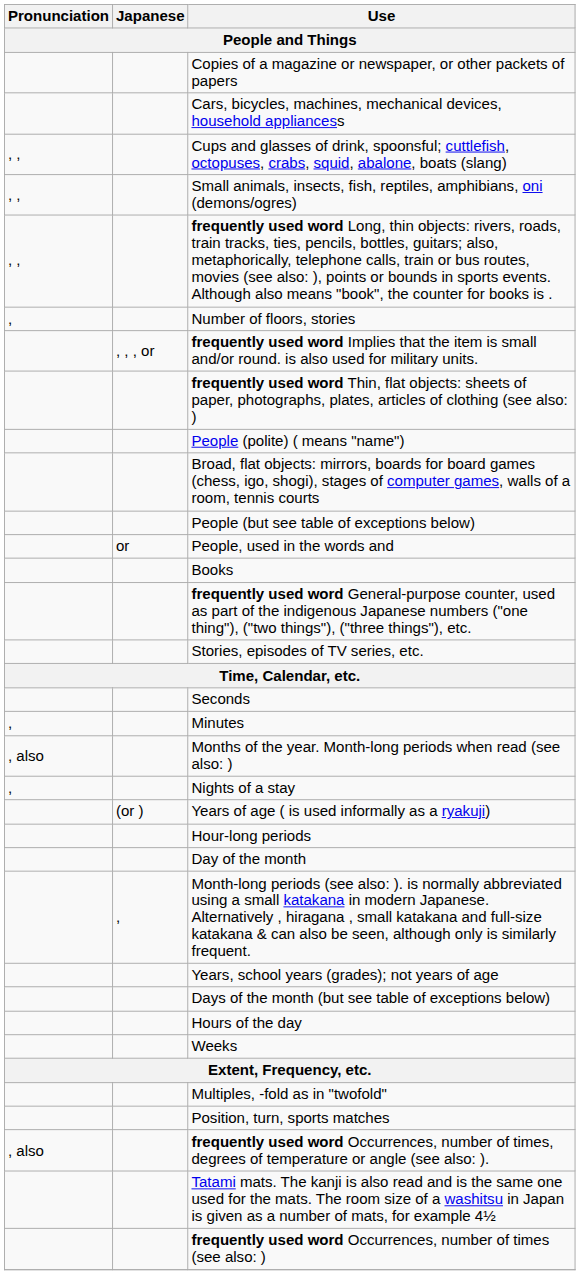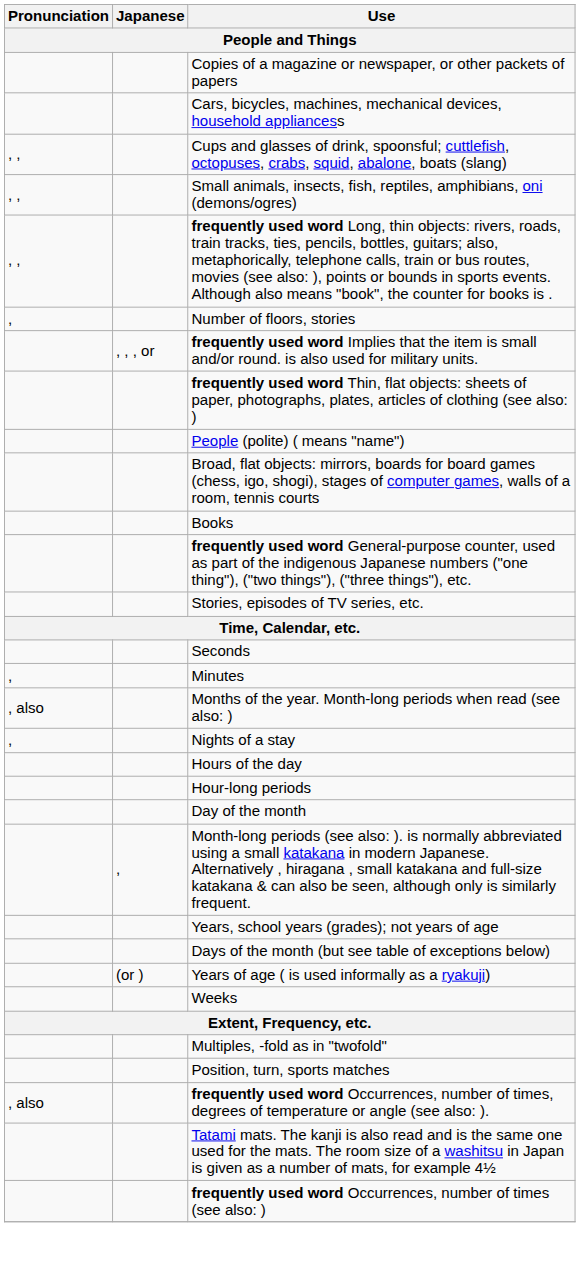- row: (333, 522)
- row: (293, 546)
rows swapped: (247, 1022) <-> (341, 811)
